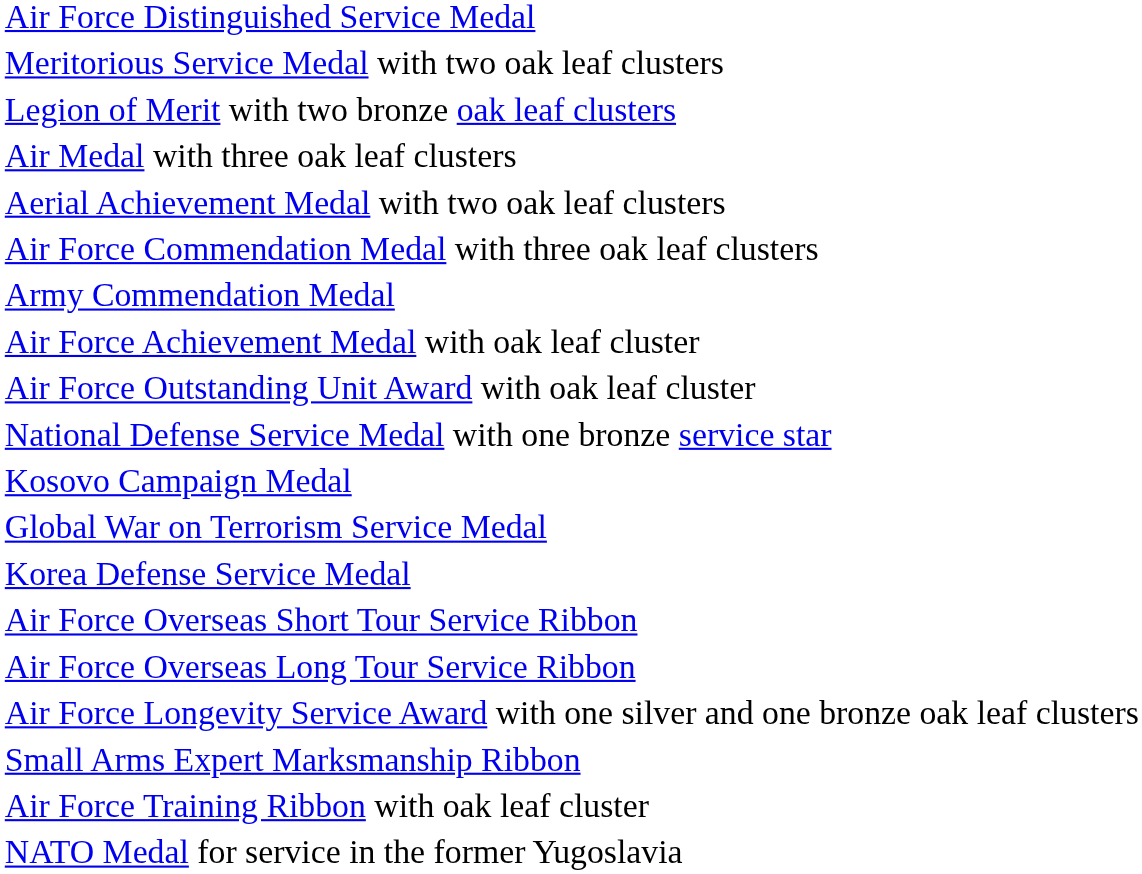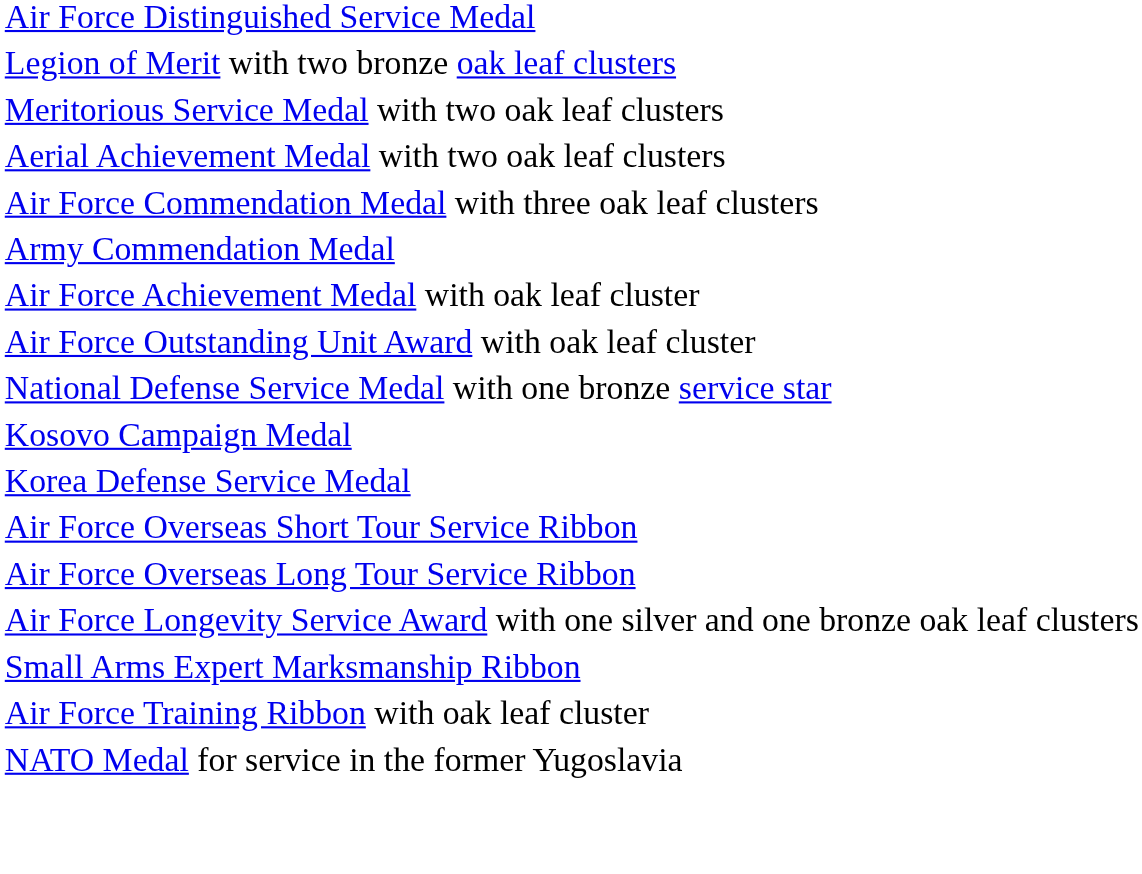rows swapped: (340, 109) <-> (364, 63)
- row: (261, 156)
- row: (276, 527)
